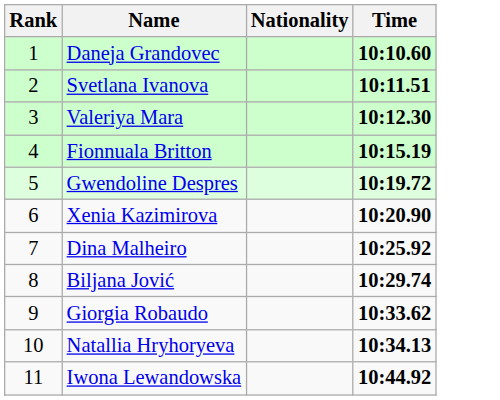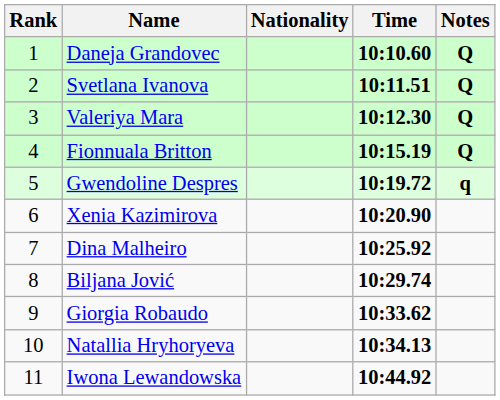+ column: (465, 20)
